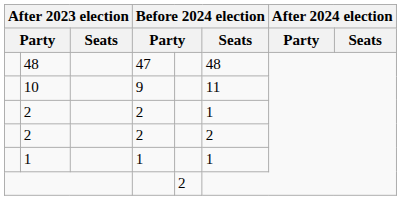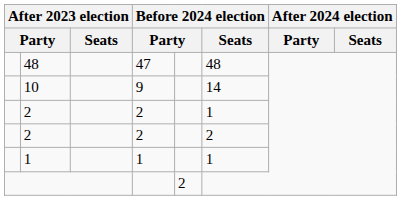(213, 87) 11 -> (213, 87) 14
